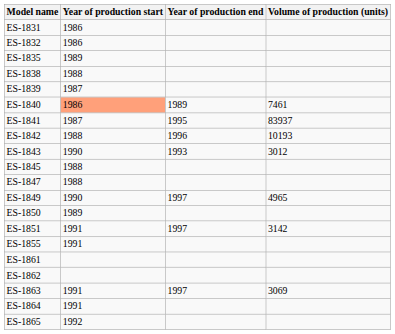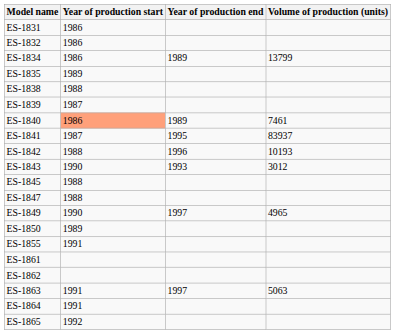+ row: (24, 58)
- row: (24, 228)
(278, 290) 3069 -> (278, 290) 5063
